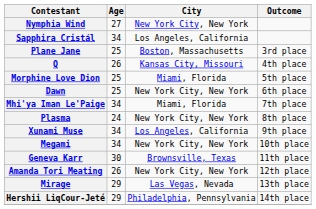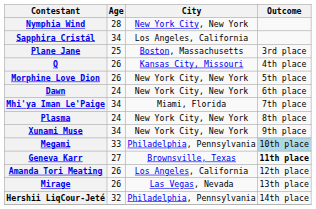(116, 24) 27 -> (116, 24) 28
(116, 78) 25 -> (116, 78) 26
(192, 78) Miami, Florida -> (192, 78) New York City, New York
(116, 91) 25 -> (116, 91) 24
(192, 131) Los Angeles, California -> (192, 131) New York City, New York
(116, 144) 34 -> (116, 144) 33
(192, 144) New York City, New York -> (192, 144) Philadelphia, Pennsylvania
(284, 144) no background -> (284, 144) lightblue background
(116, 158) 30 -> (116, 158) 27
(284, 158) normal -> (284, 158) bold
(192, 171) New York City, New York -> (192, 171) Los Angeles, California
(116, 185) 29 -> (116, 185) 26
(116, 198) 29 -> (116, 198) 32
